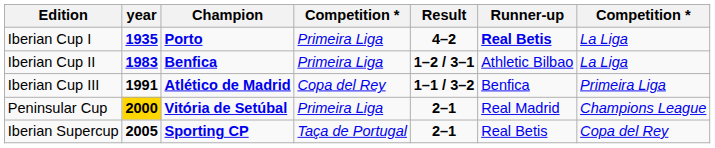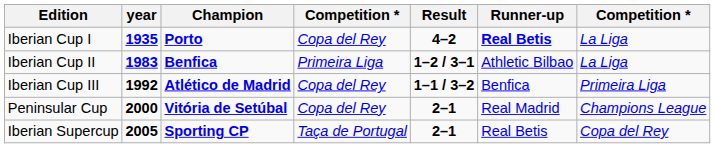(340, 39) Primeira Liga -> (342, 39) Copa del Rey
(142, 85) 1991 -> (142, 85) 1992
(142, 108) gold background -> (142, 108) no background
(340, 108) Primeira Liga -> (342, 108) Copa del Rey
